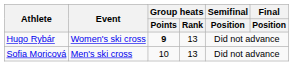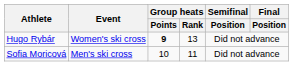(193, 54) 13 -> (193, 54) 11
